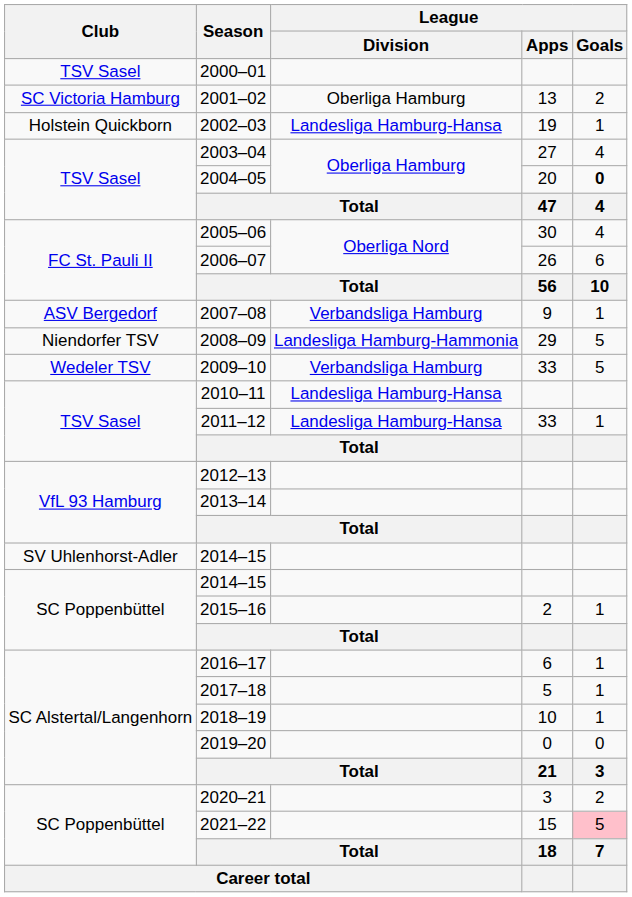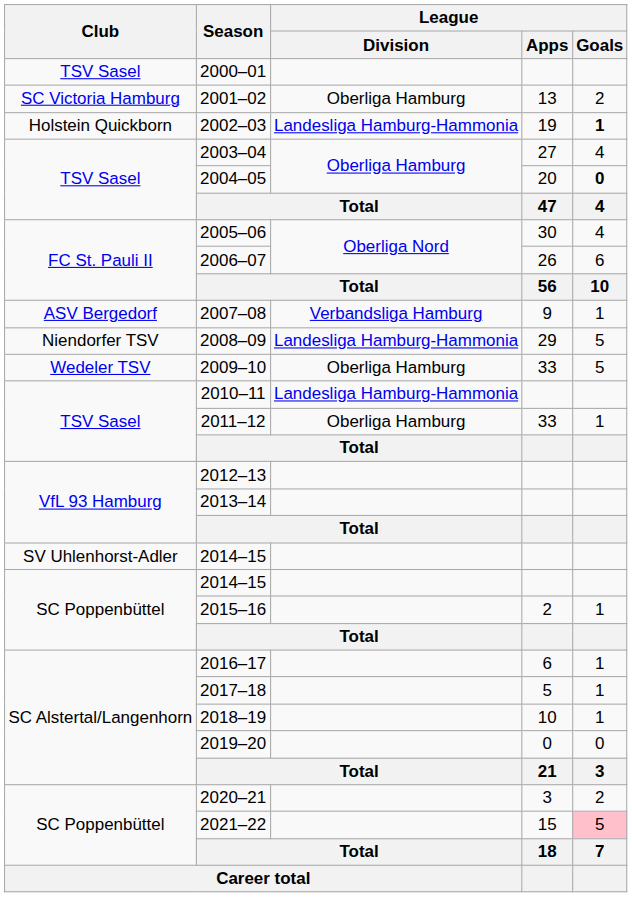(396, 125) Landesliga Hamburg-Hansa -> (396, 125) Landesliga Hamburg-Hammonia
(600, 125) normal -> (600, 125) bold
(396, 367) Verbandsliga Hamburg -> (396, 367) Oberliga Hamburg
(396, 394) Landesliga Hamburg-Hansa -> (396, 394) Landesliga Hamburg-Hammonia
(396, 421) Landesliga Hamburg-Hansa -> (396, 421) Oberliga Hamburg
